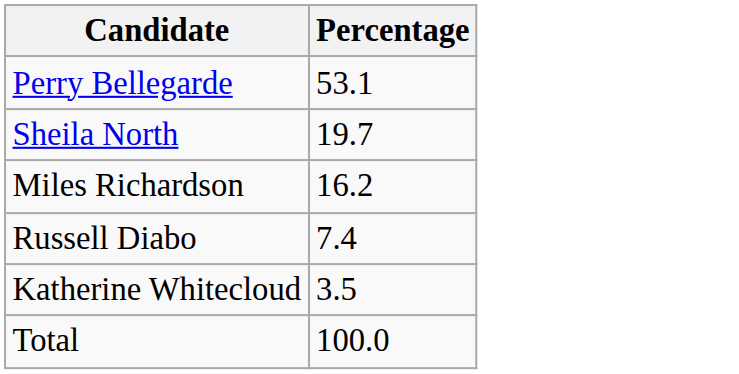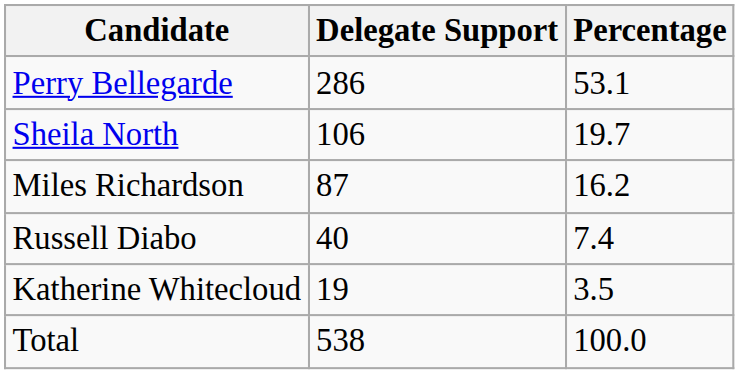+ column: (437, 30)
